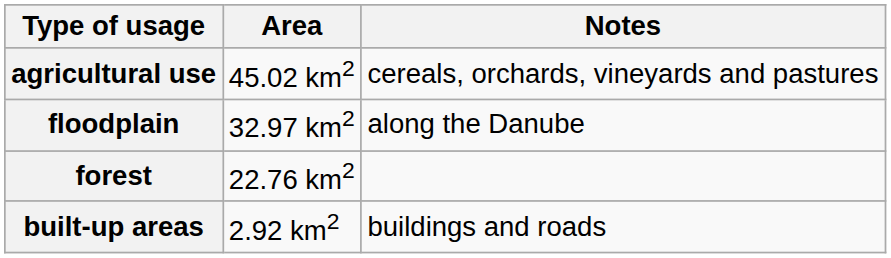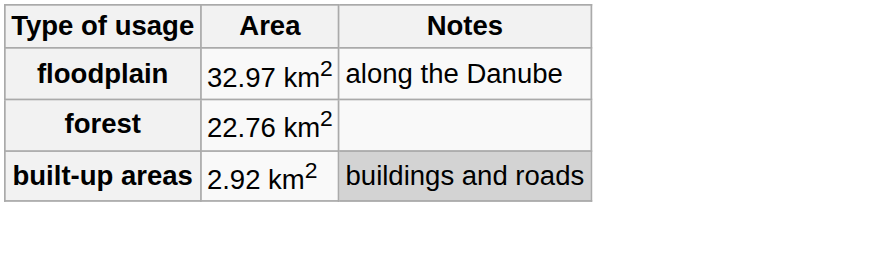- row: (114, 73)
(487, 226) no background -> (465, 175) lightgrey background
